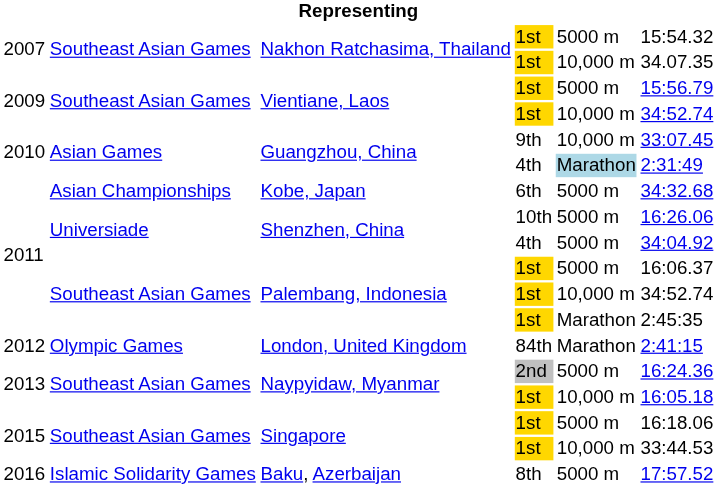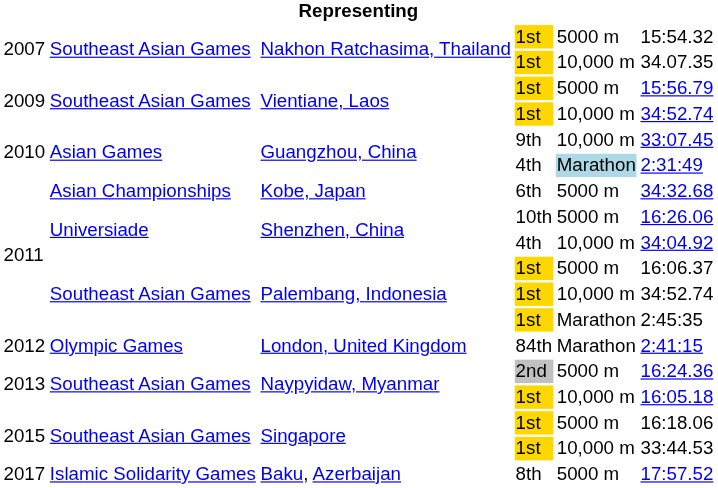(588, 242) 5000 m -> (596, 242) 10,000 m
(24, 474) 2016 -> (24, 474) 2017
